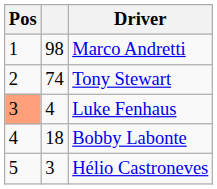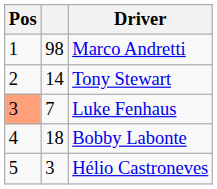(54, 78) 74 -> (54, 78) 14
(50, 108) 4 -> (50, 108) 7
